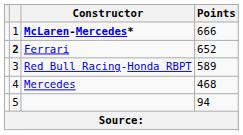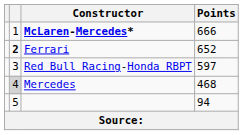(207, 67) 589 -> (207, 67) 597
(16, 85) no background -> (16, 85) lightgrey background
